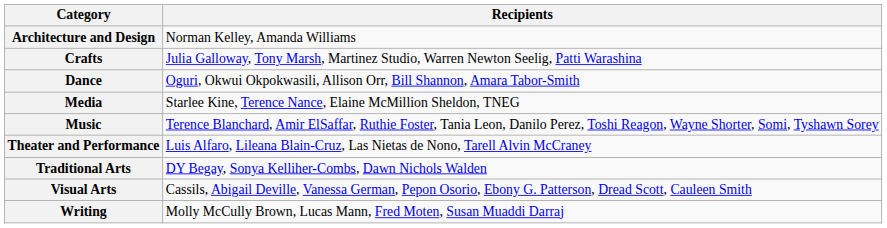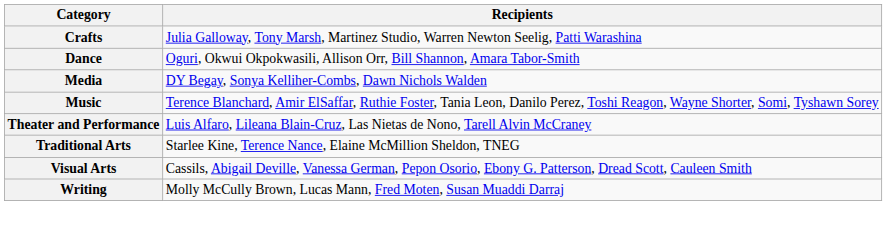- row: (84, 37)
(343, 102) Starlee Kine, Terence Nance, Elaine McMillion Sheldon, TNEG -> (326, 80) DY Begay, Sonya Kelliher-Combs, Dawn Nichols Walden
(326, 168) DY Begay, Sonya Kelliher-Combs, Dawn Nichols Walden -> (343, 146) Starlee Kine, Terence Nance, Elaine McMillion Sheldon, TNEG
